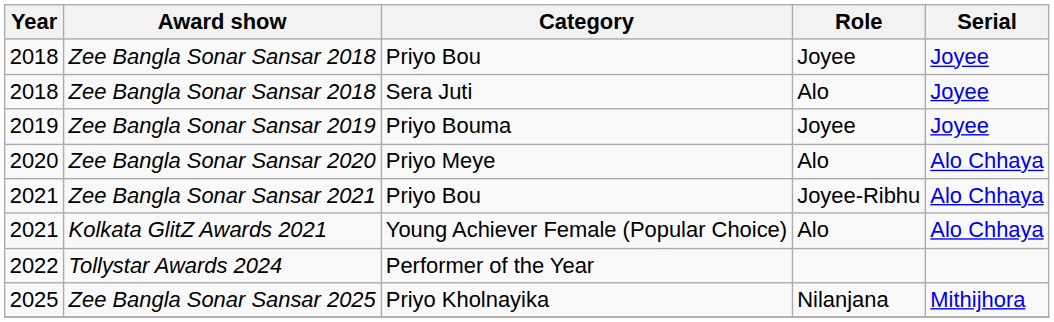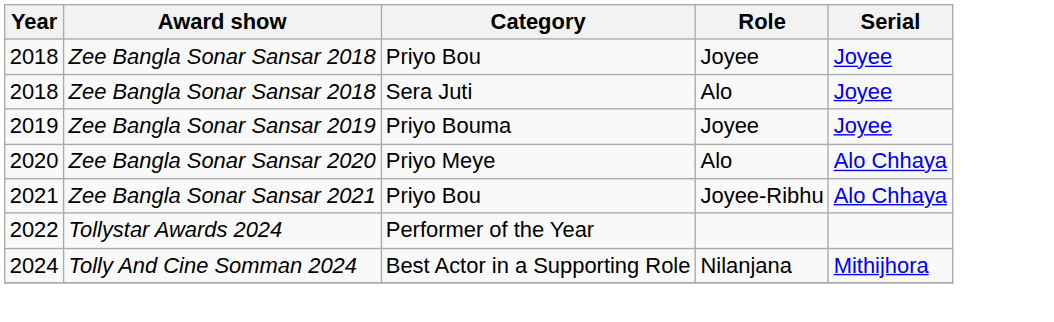- row: (198, 230)
+ row: (213, 265)
- row: (222, 299)
